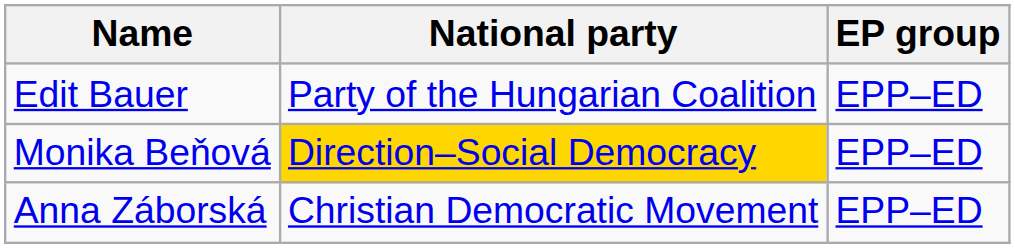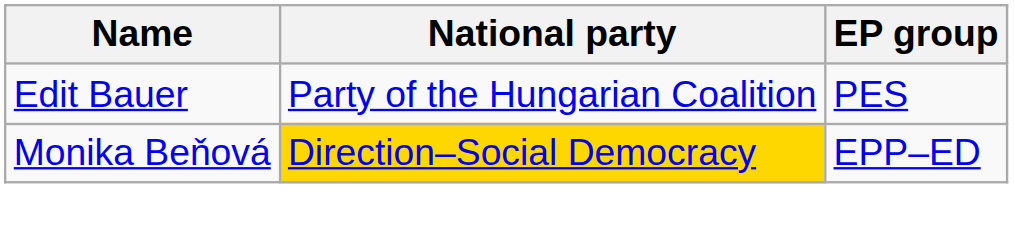(909, 93) EPP–ED -> (871, 93) PES
- row: (140, 211)
